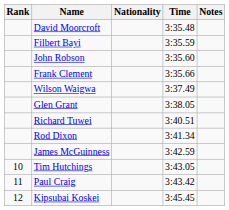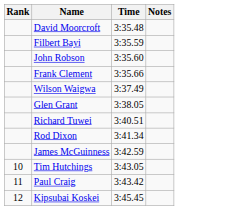- column: (137, 12)
